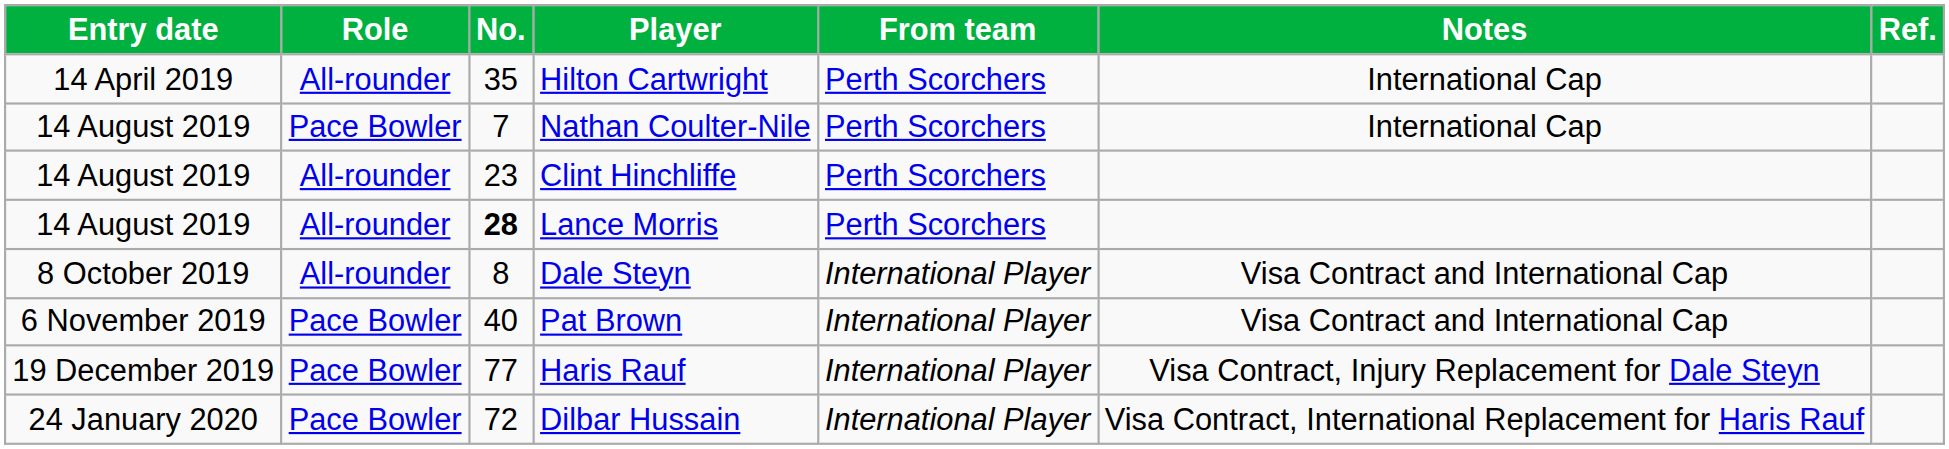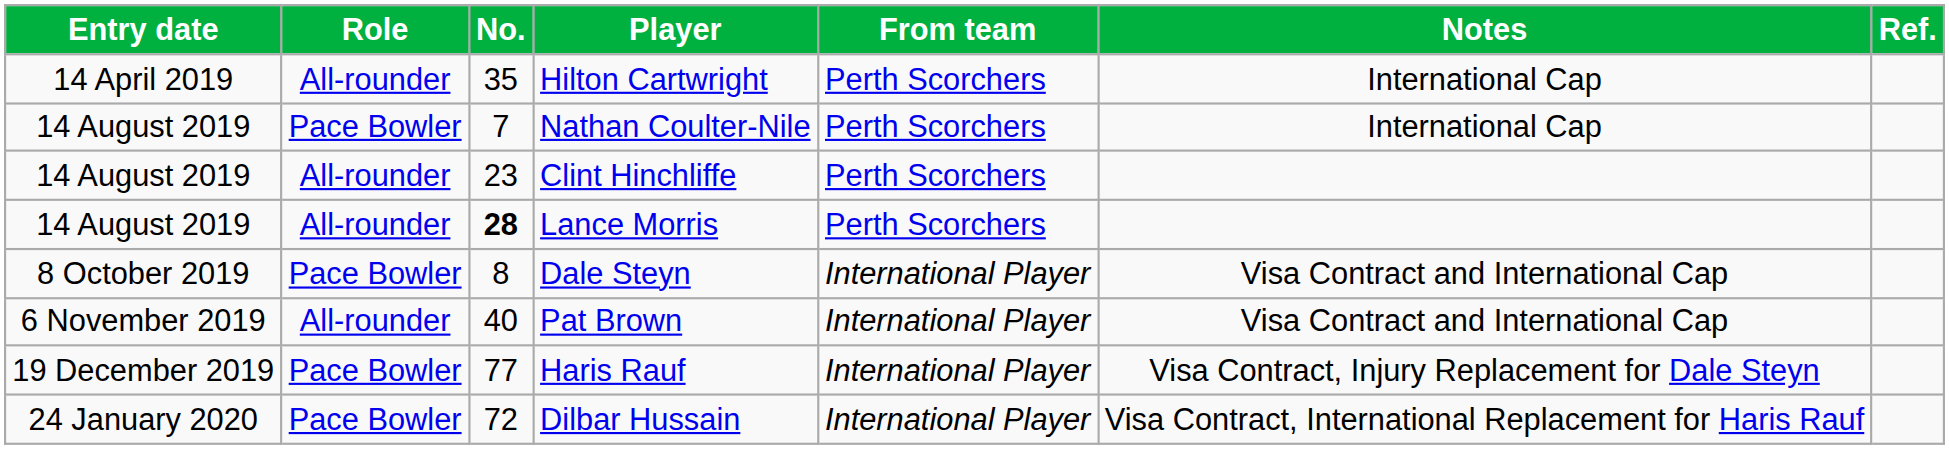(375, 273) All-rounder -> (375, 273) Pace Bowler
(375, 322) Pace Bowler -> (375, 322) All-rounder
